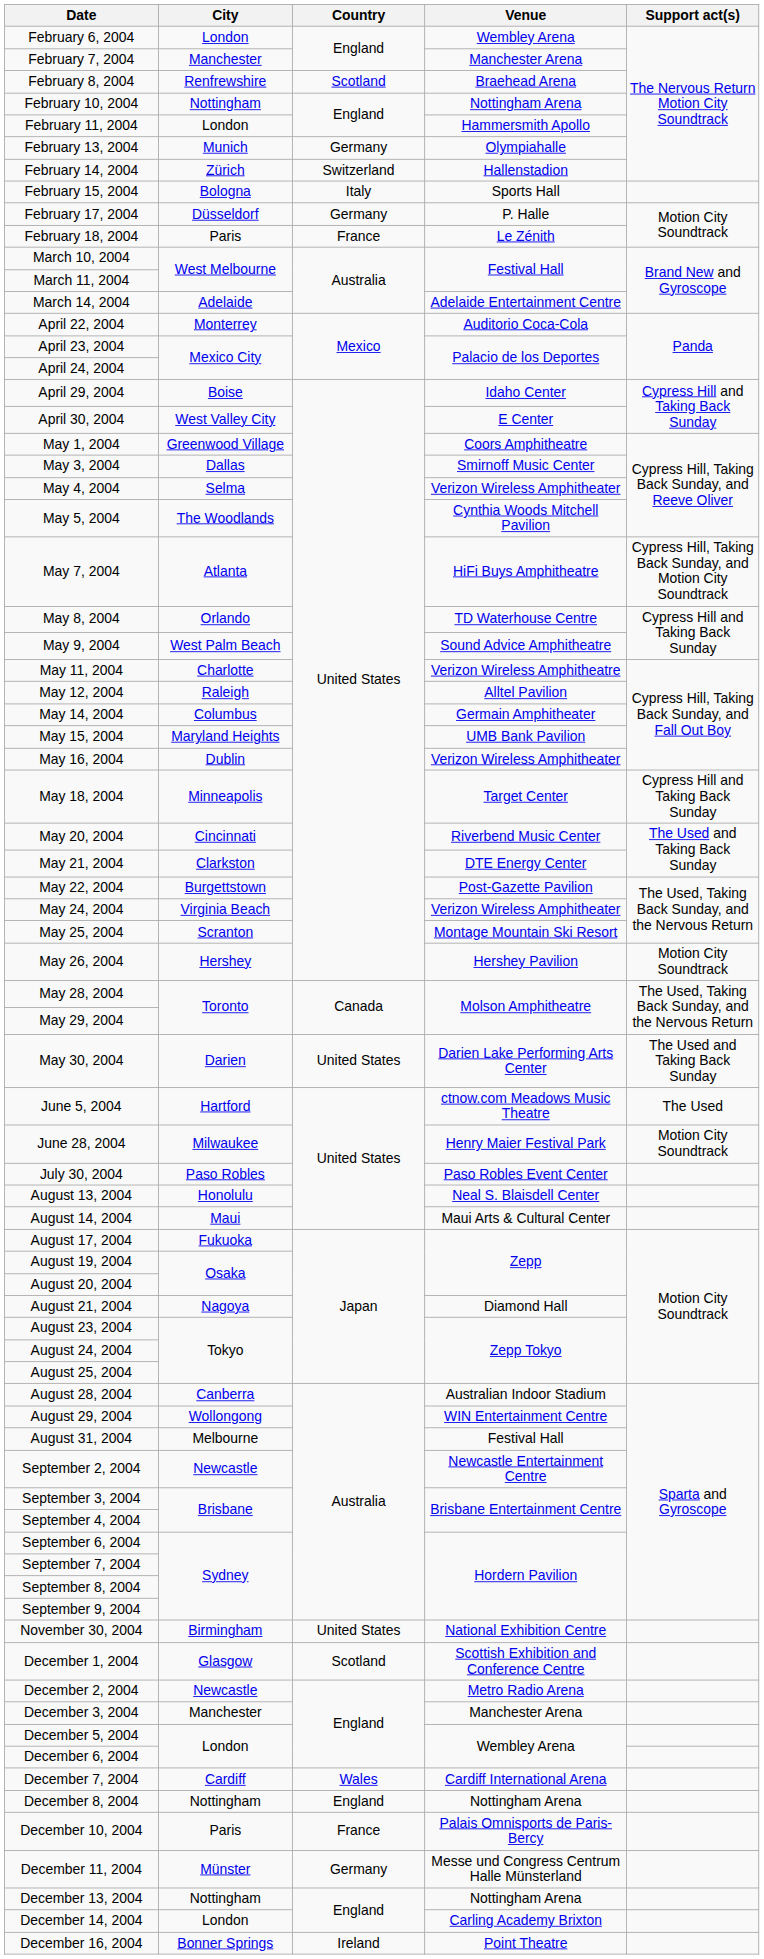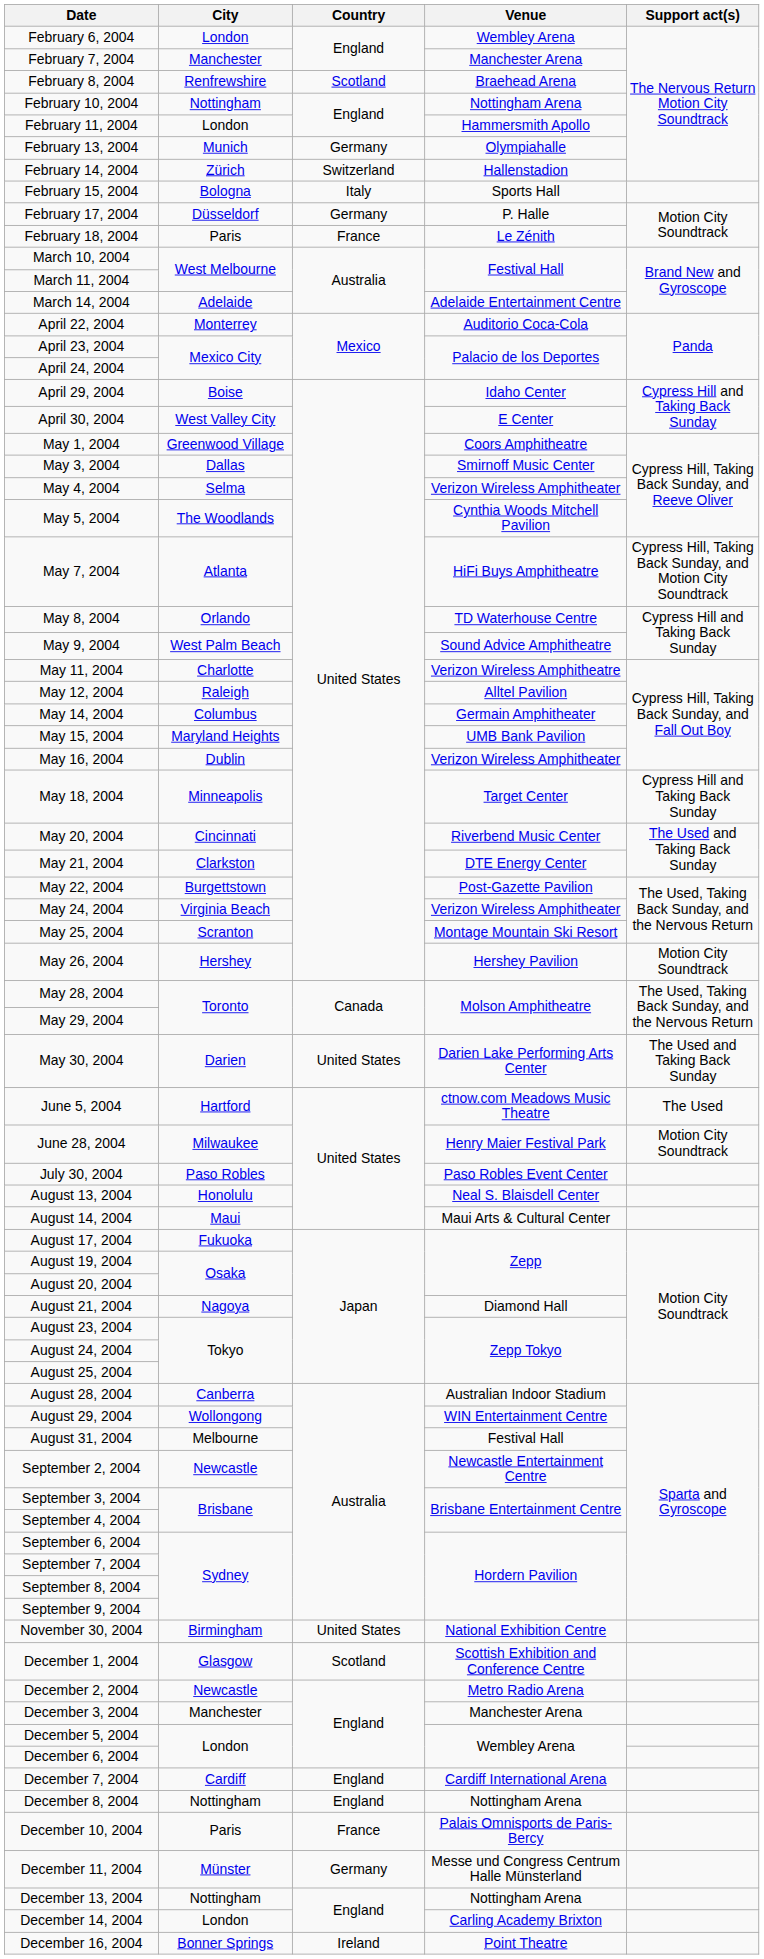(359, 1779) Wales -> (359, 1779) England
